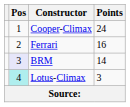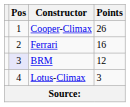(101, 29) 24 -> (101, 29) 26
(101, 61) 14 -> (101, 61) 12
(19, 77) paleturquoise background -> (19, 77) no background
